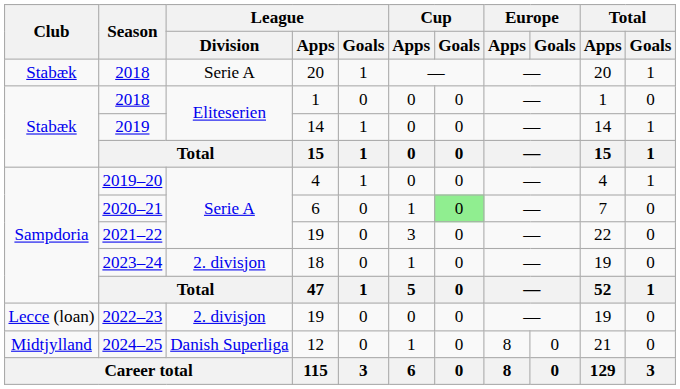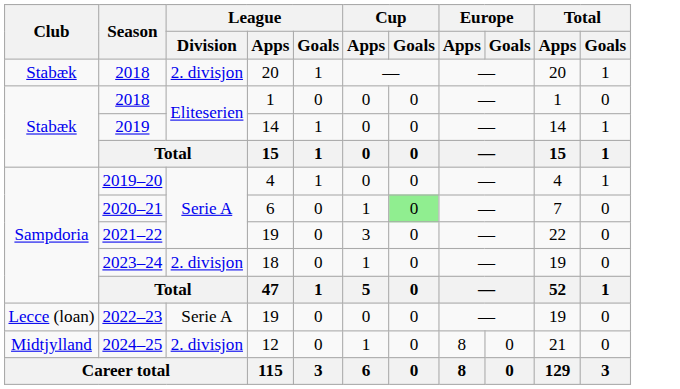(229, 72) Serie A -> (207, 72) 2. divisjon
(229, 316) 2. divisjon -> (207, 316) Serie A
(229, 343) Danish Superliga -> (207, 343) 2. divisjon
